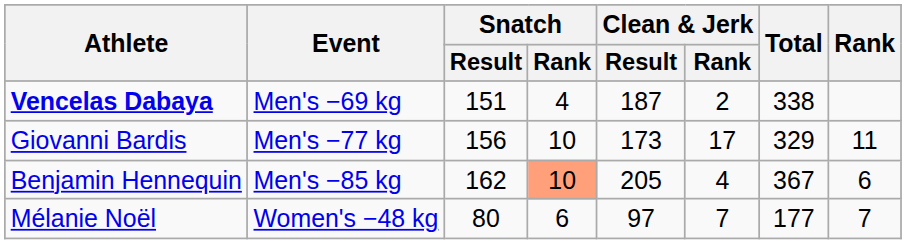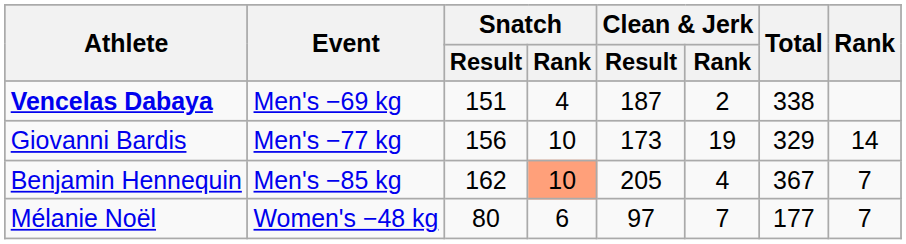(722, 141) 17 -> (722, 141) 19
(865, 141) 11 -> (865, 141) 14
(865, 180) 6 -> (865, 180) 7
